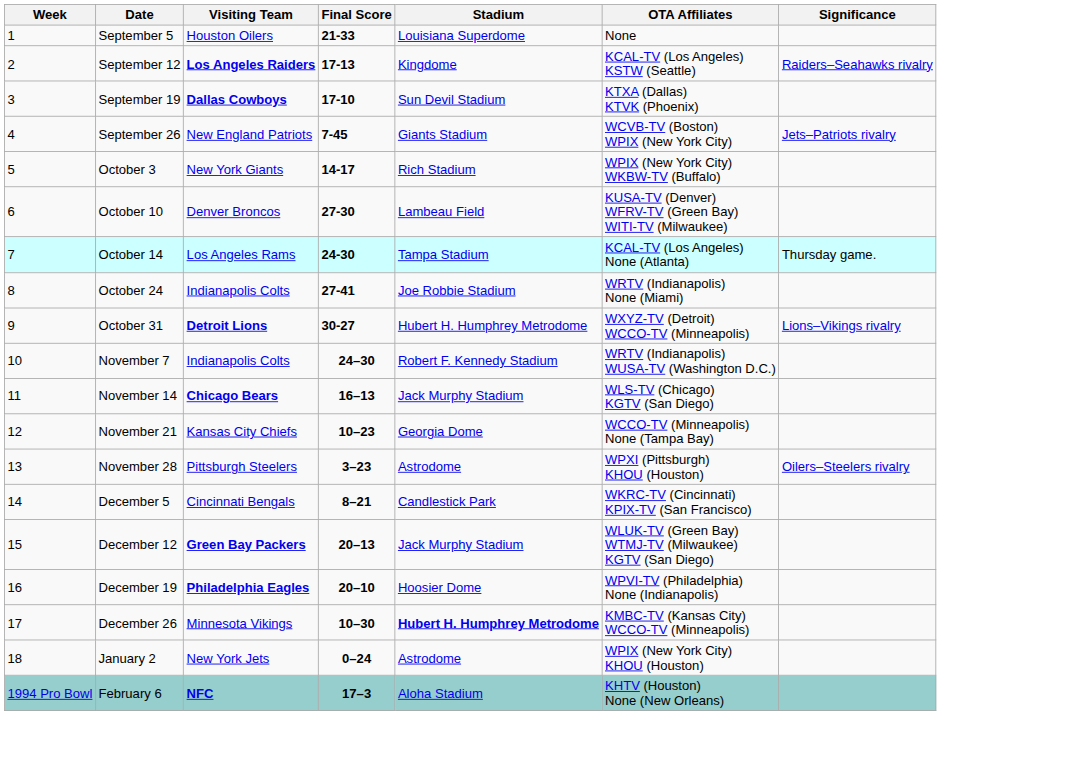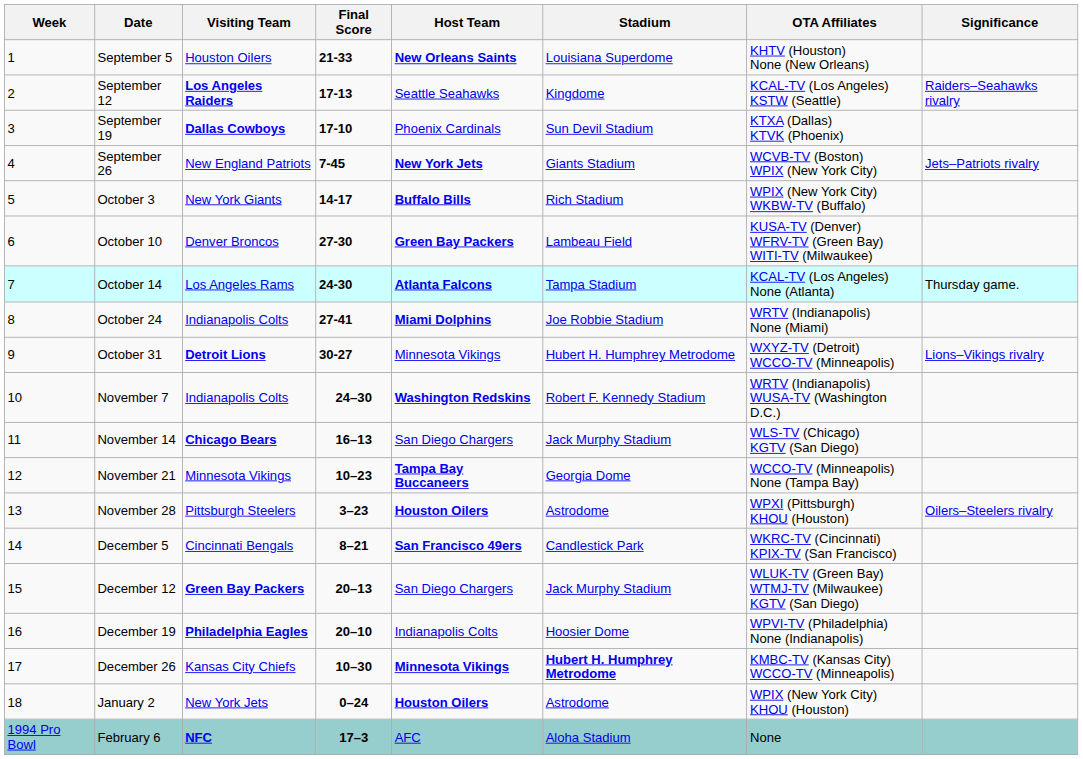+ column: (467, 22)
(621, 36) None -> (810, 58) KHTV (Houston) None (New Orleans)
(242, 431) Kansas City Chiefs -> (238, 475) Minnesota Vikings
(239, 623) Minnesota Vikings -> (240, 666) Kansas City Chiefs
(665, 693) KHTV (Houston) None (New Orleans) -> (766, 737) None
